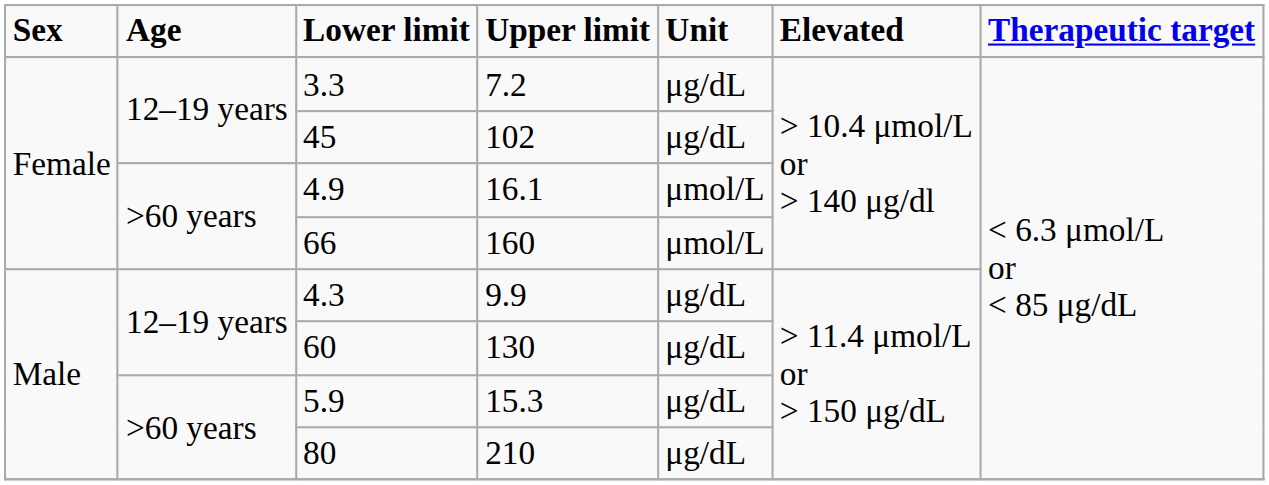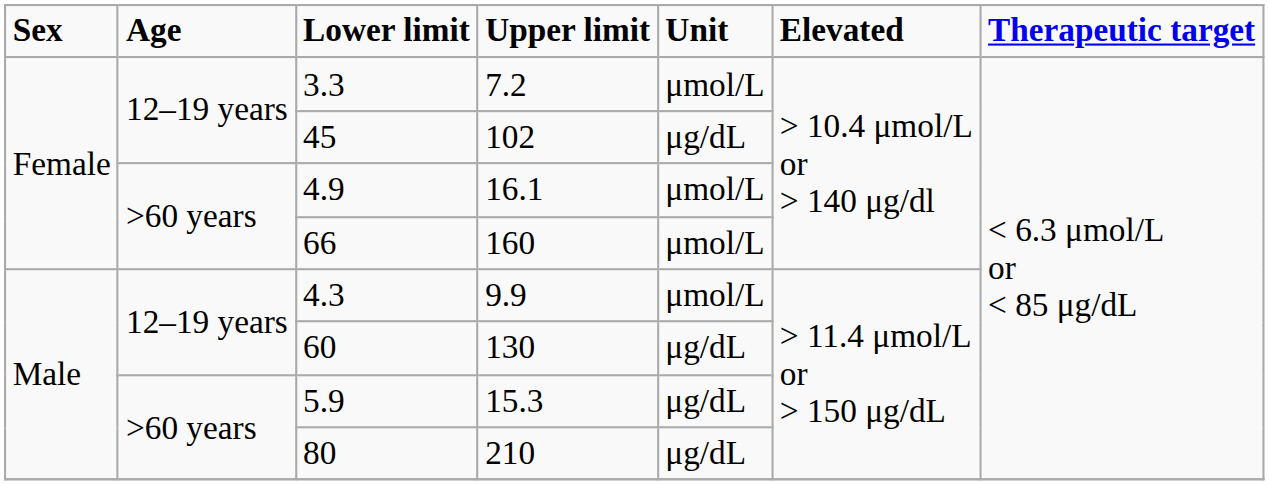(706, 83) μg/dL -> (715, 83) μmol/L
(706, 294) μg/dL -> (715, 294) μmol/L
